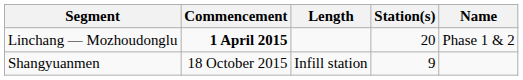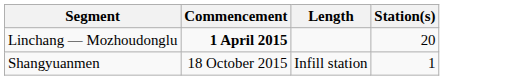- column: (479, 16)
(432, 63) 9 -> (432, 63) 1
